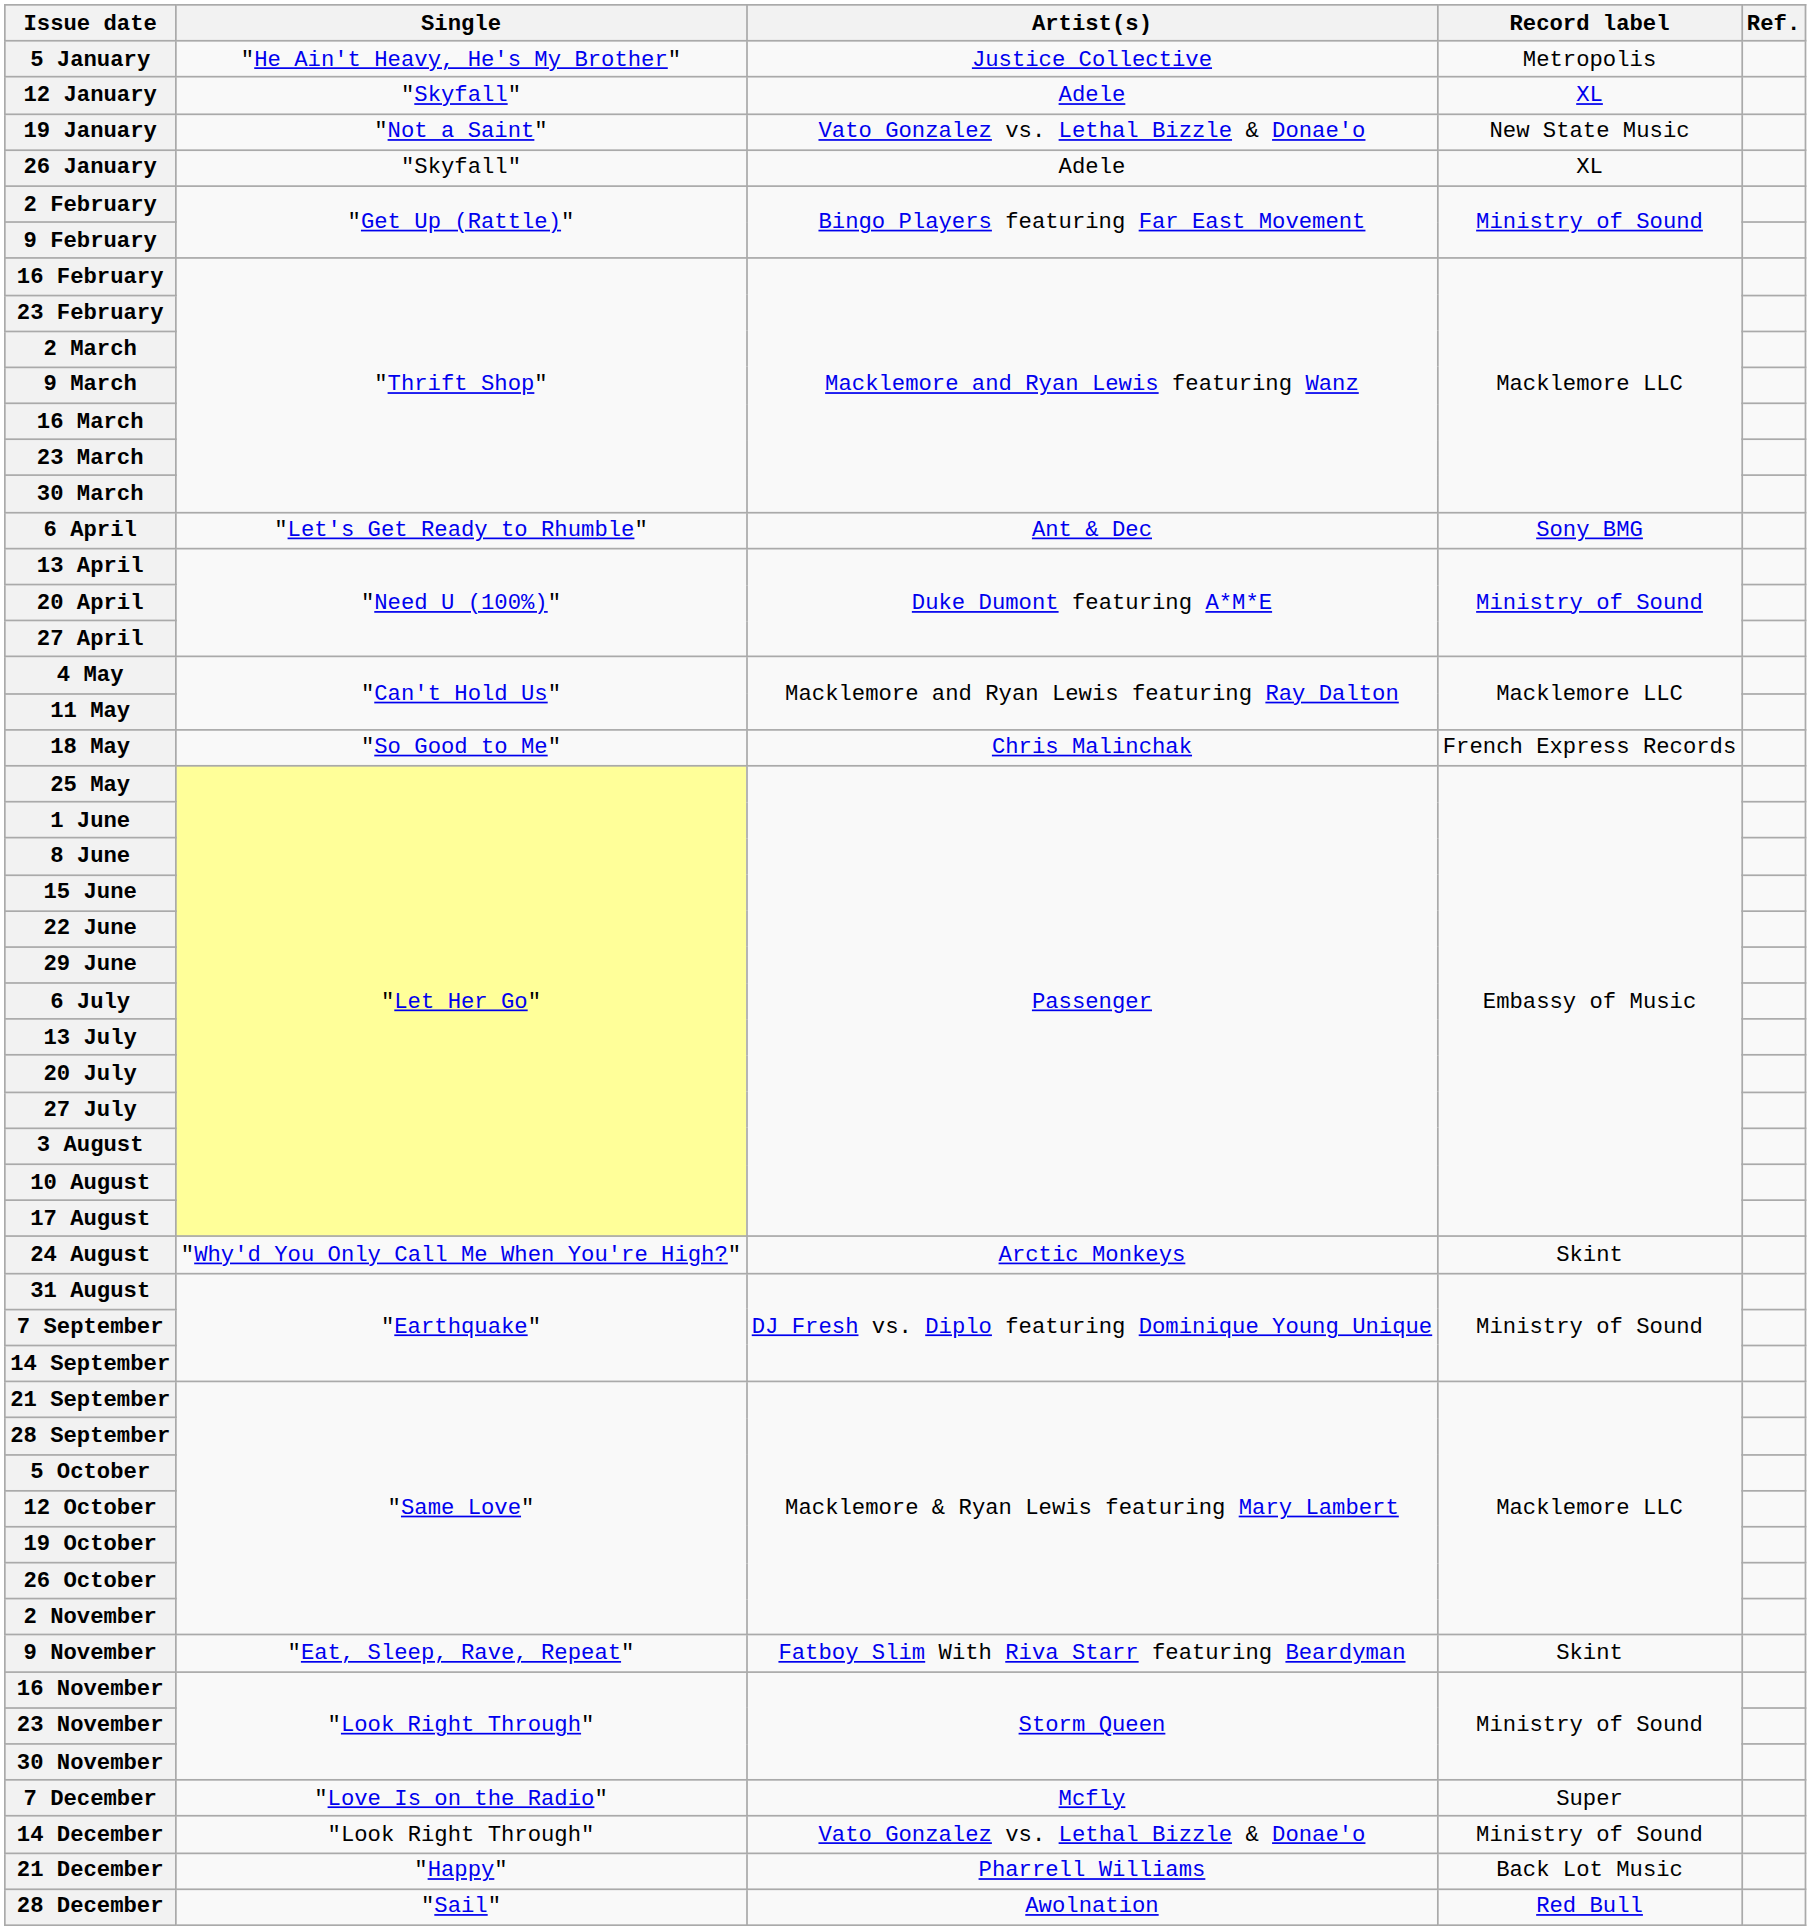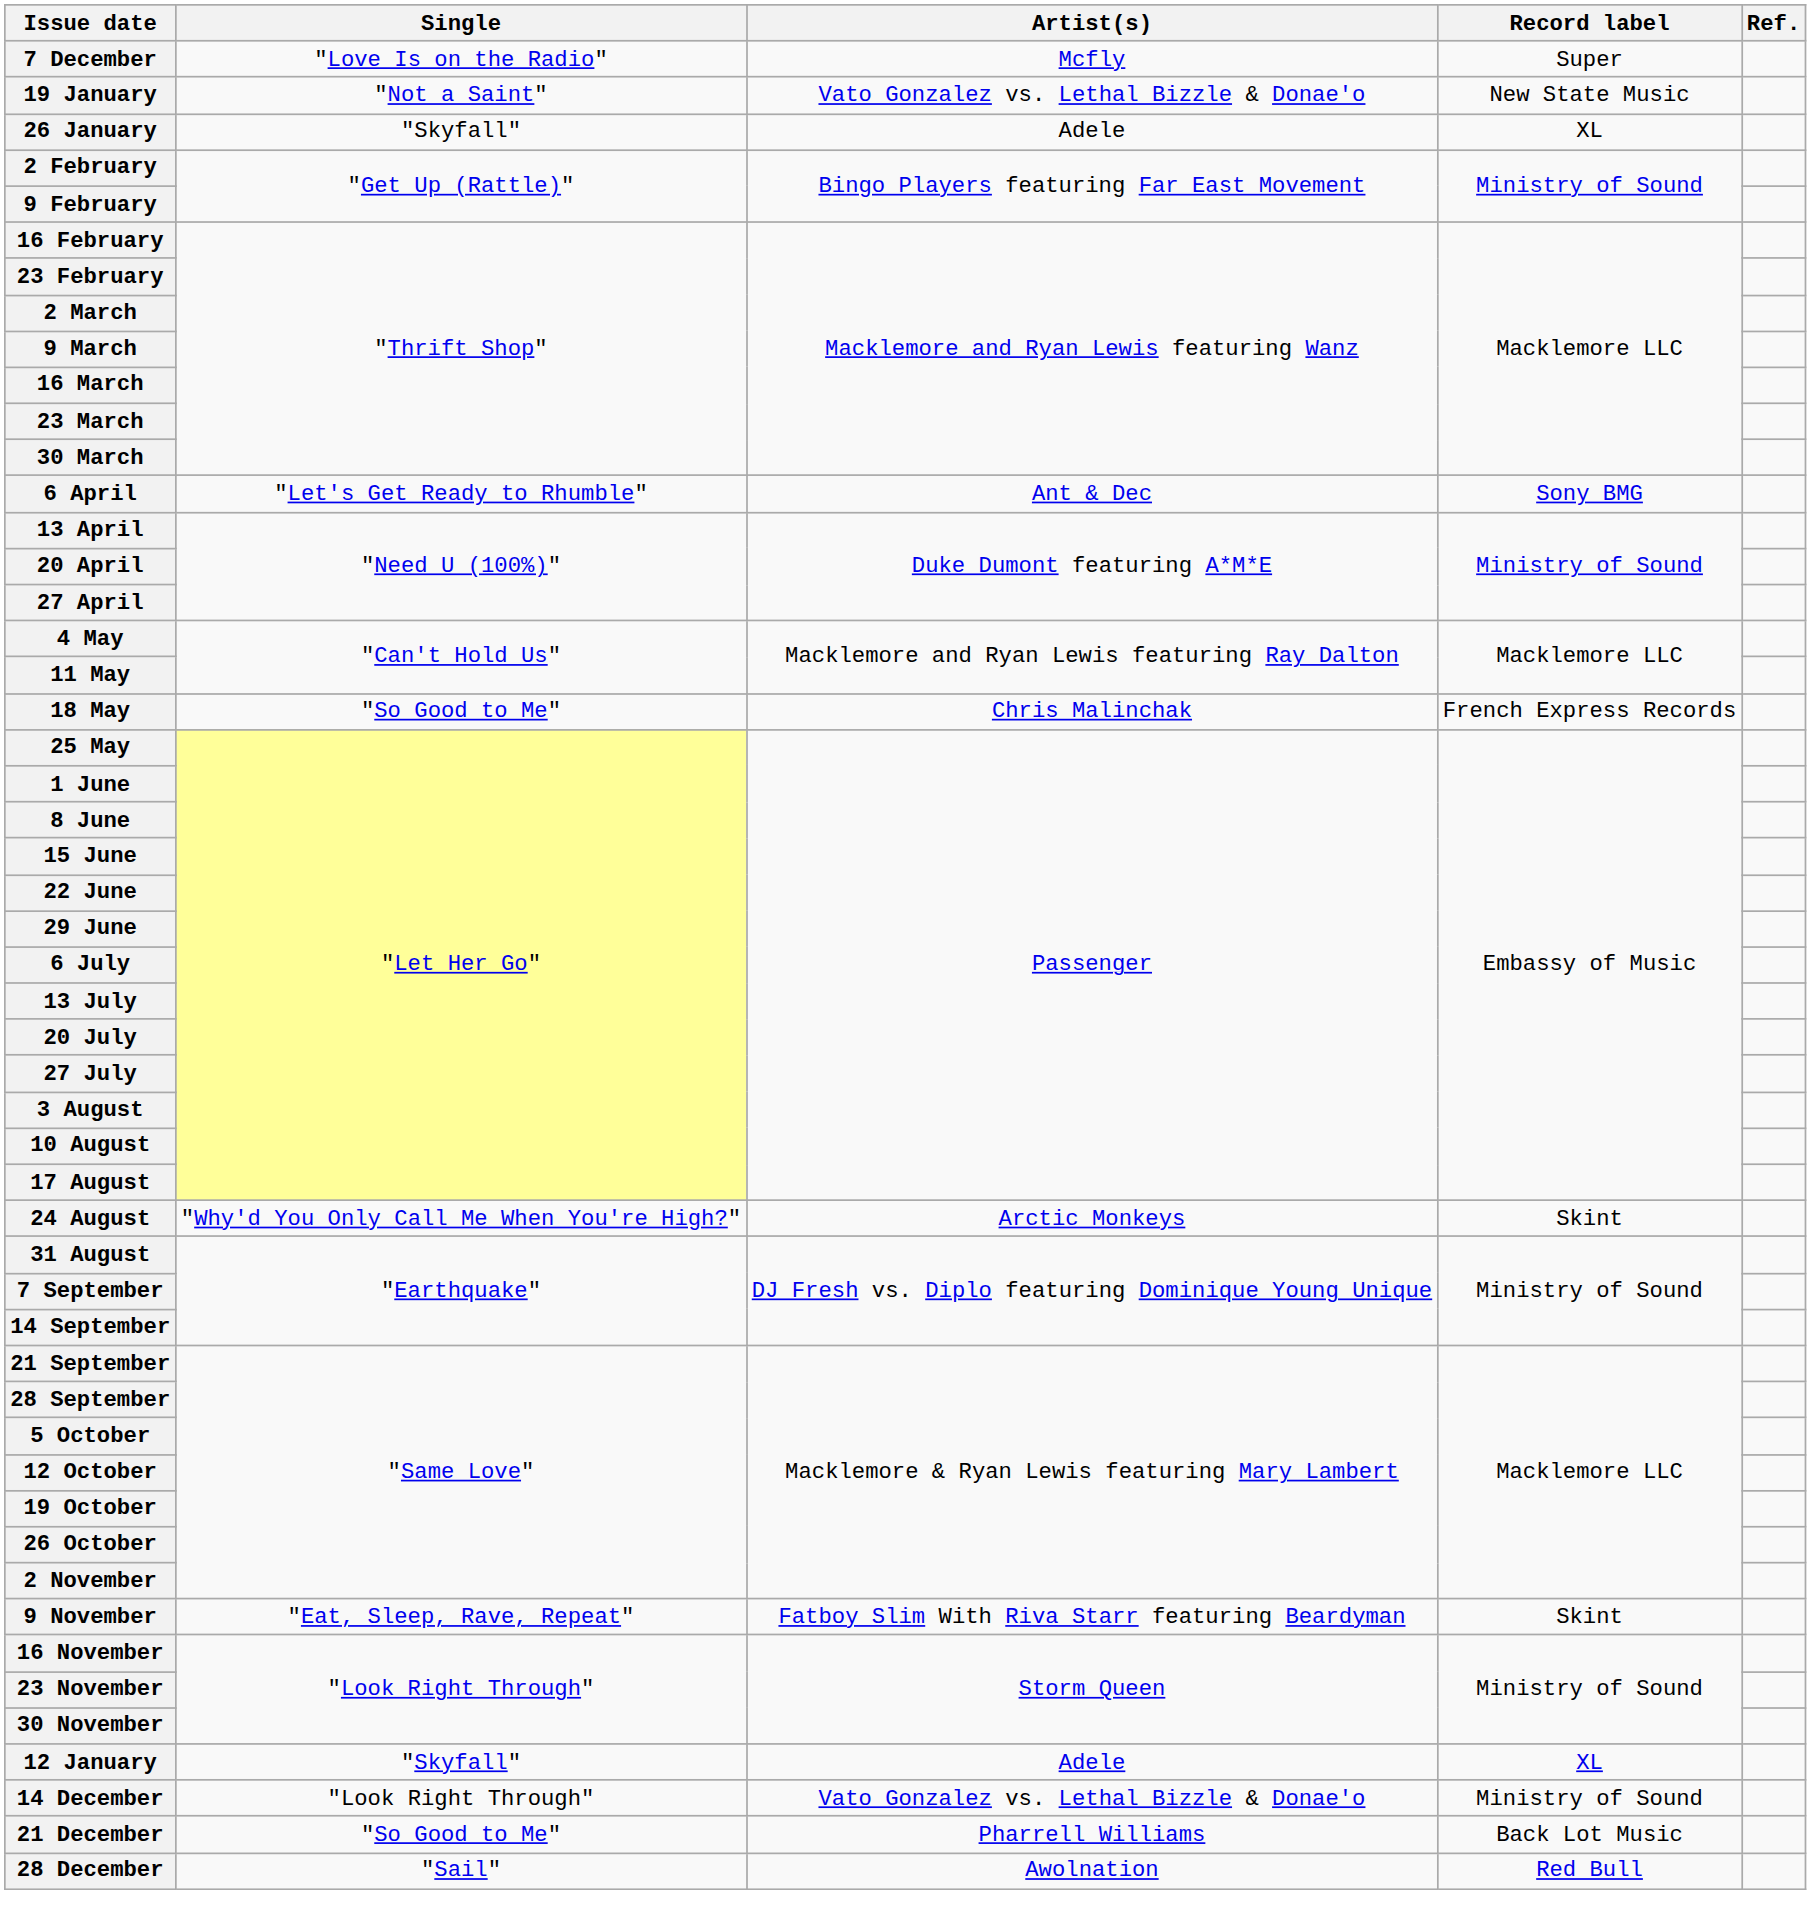- row: (90, 59)
rows swapped: (90, 95) <-> (90, 1798)
(461, 1871) "Happy" -> (461, 1835) "So Good to Me"
